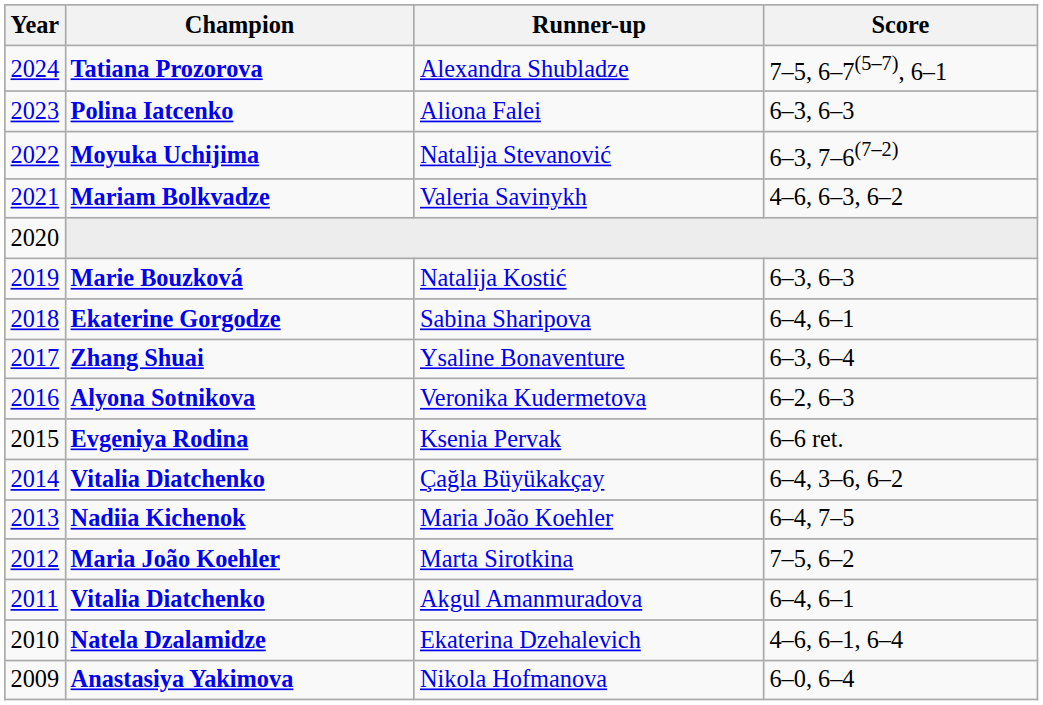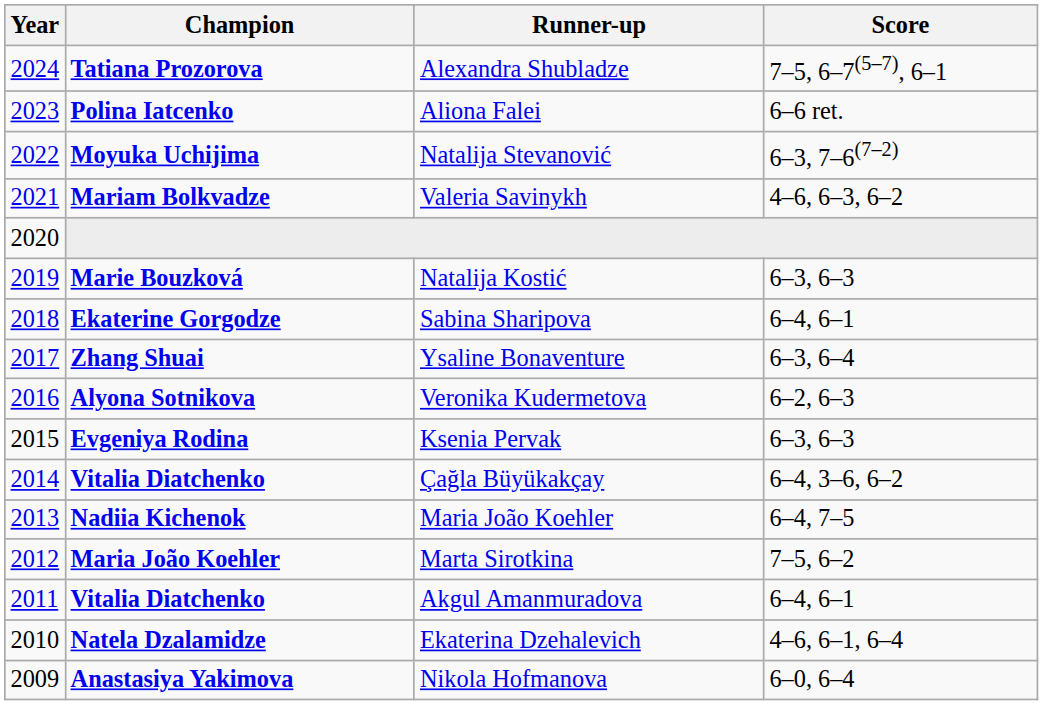(812, 111) 6–3, 6–3 -> (807, 111) 6–6 ret.
(807, 439) 6–6 ret. -> (812, 439) 6–3, 6–3
